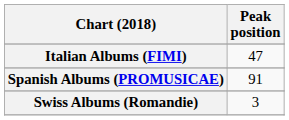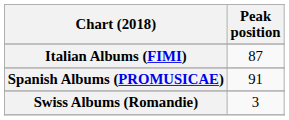(256, 56) 47 -> (256, 56) 87
